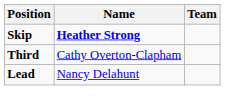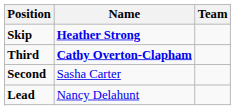(119, 54) normal -> (124, 54) bold
+ row: (27, 74)
